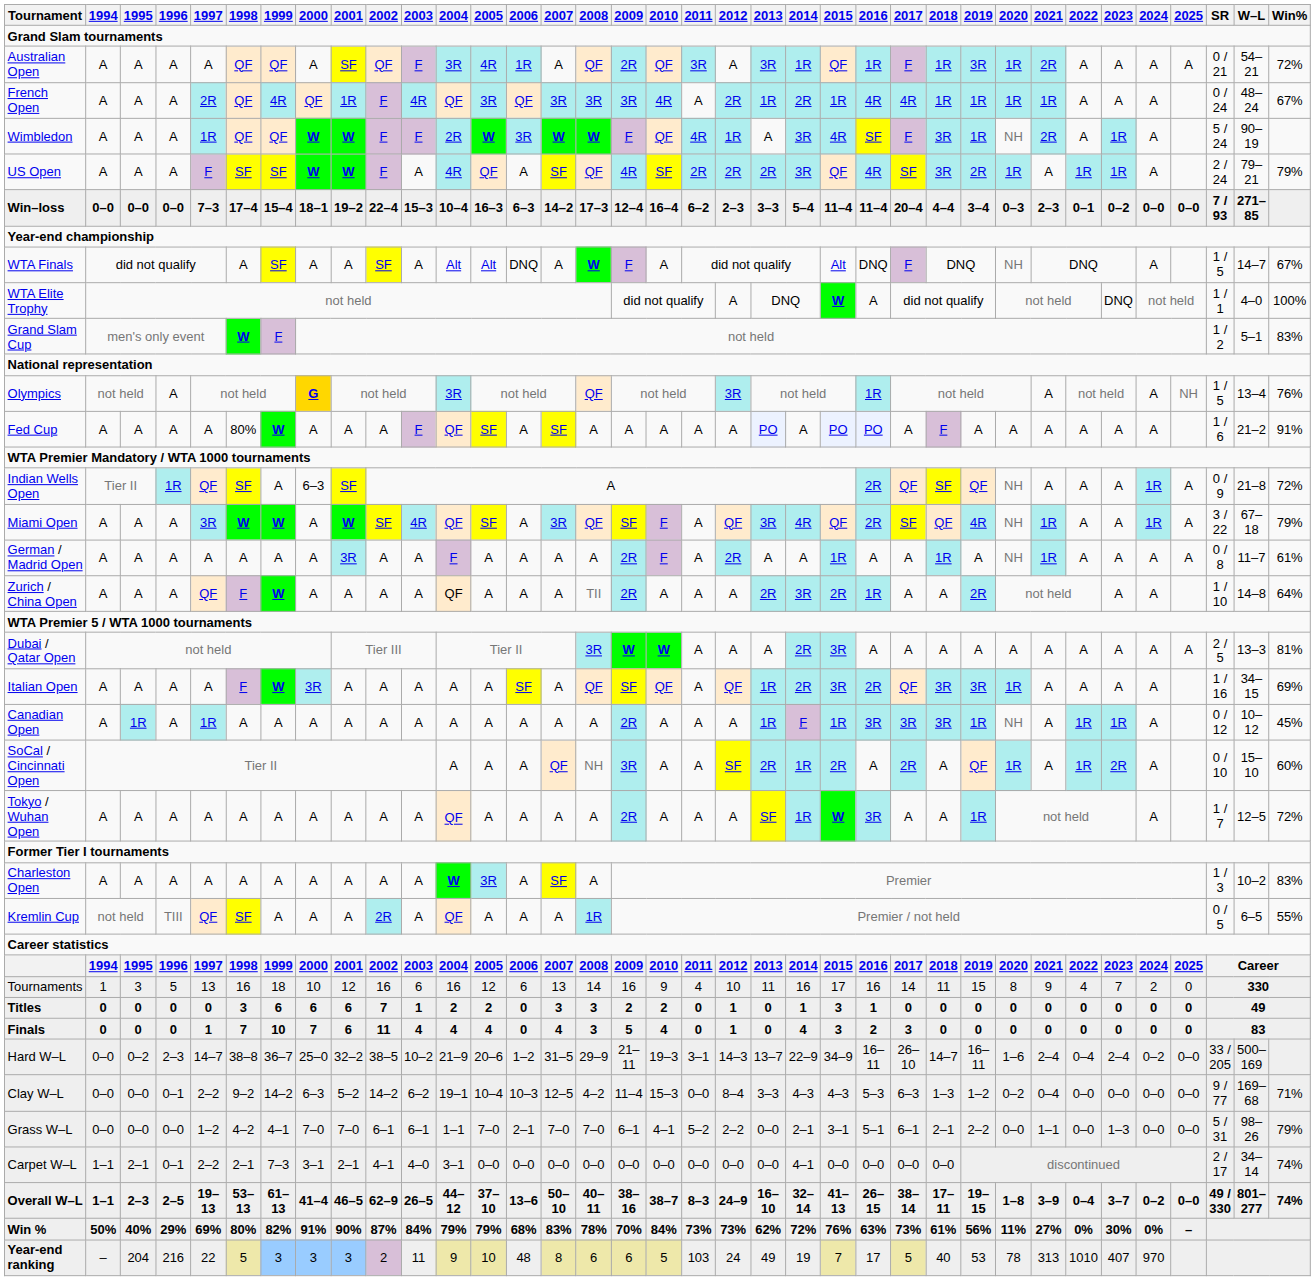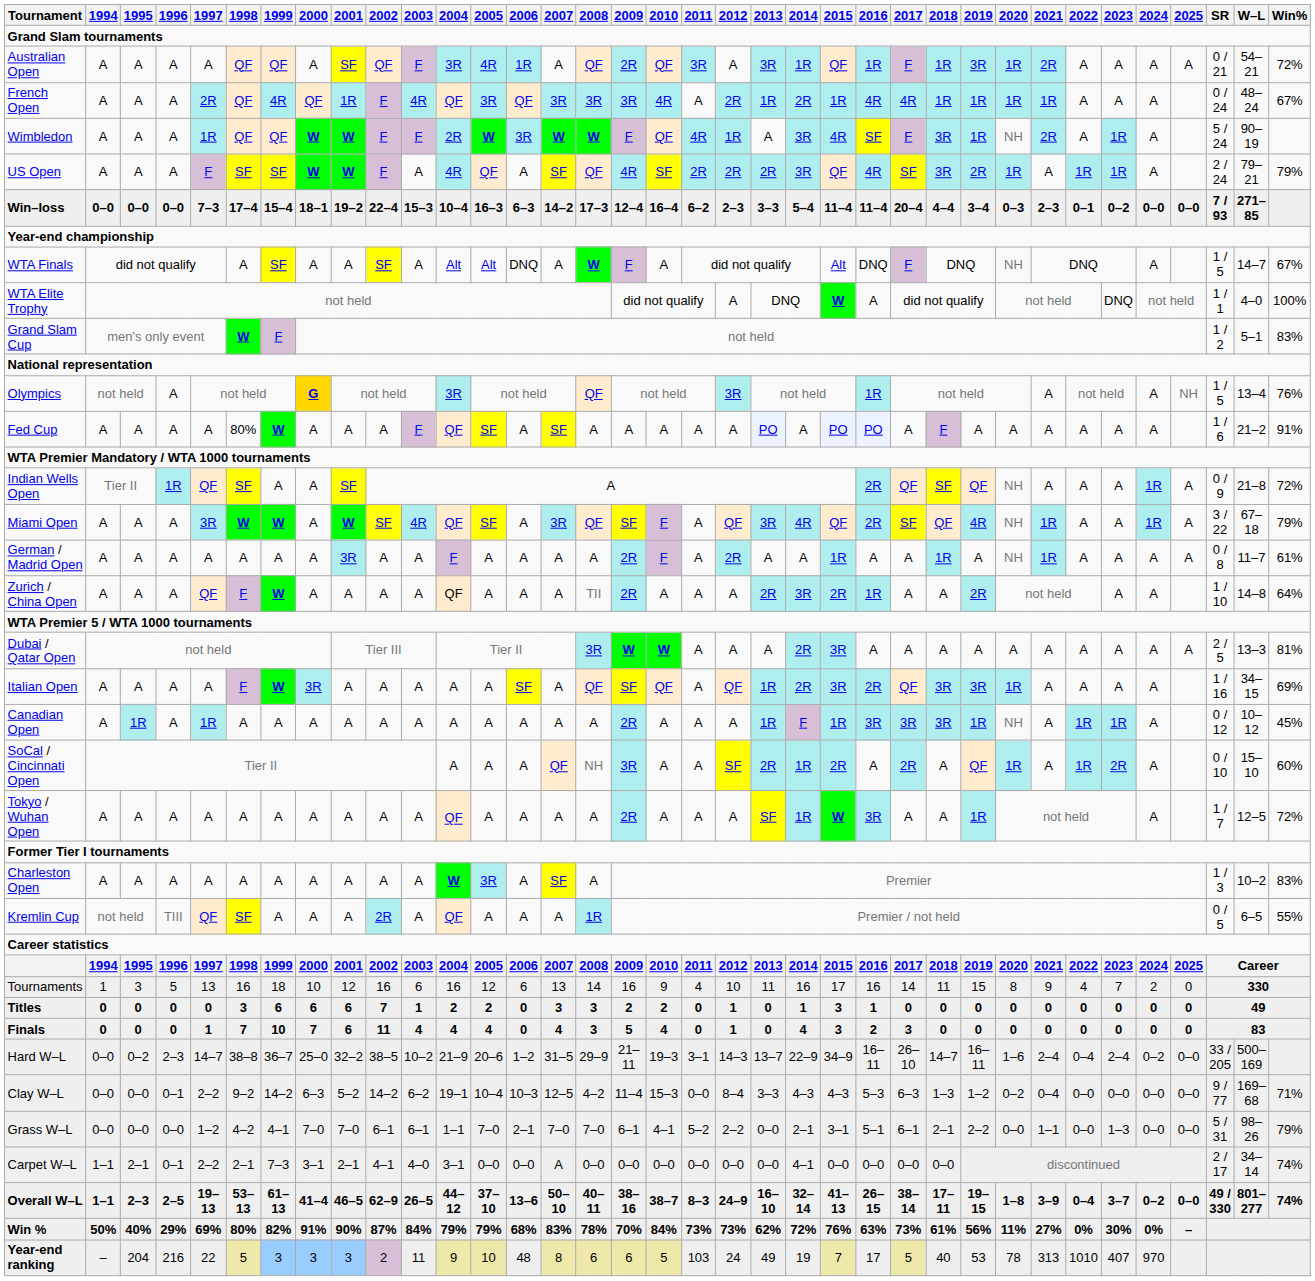(313, 486) 6–3 -> (313, 486) A
(559, 1165) 0–0 -> (559, 1165) A
